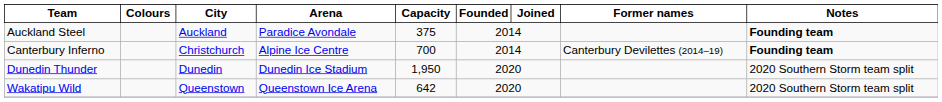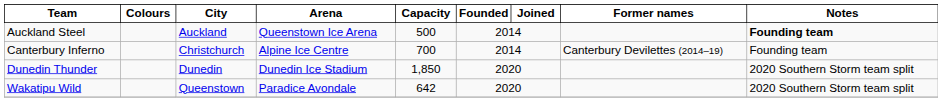(307, 32) Paradice Avondale -> (318, 32) Queenstown Ice Arena
(426, 32) 375 -> (426, 32) 500
(791, 50) bold -> (788, 50) normal
(426, 69) 1,950 -> (426, 69) 1,850
(318, 87) Queenstown Ice Arena -> (307, 87) Paradice Avondale
